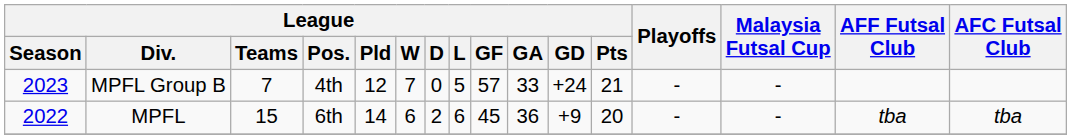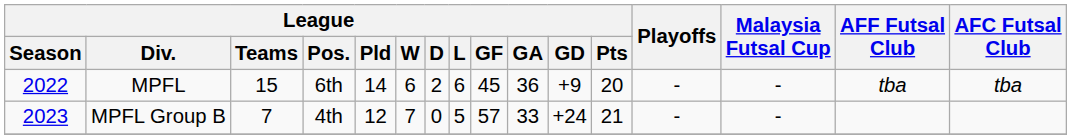rows swapped: (158, 117) <-> (158, 85)
